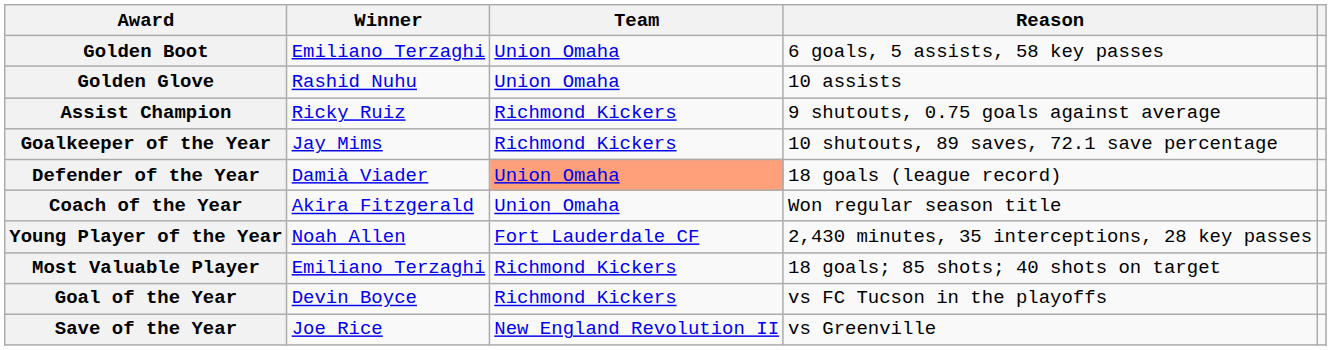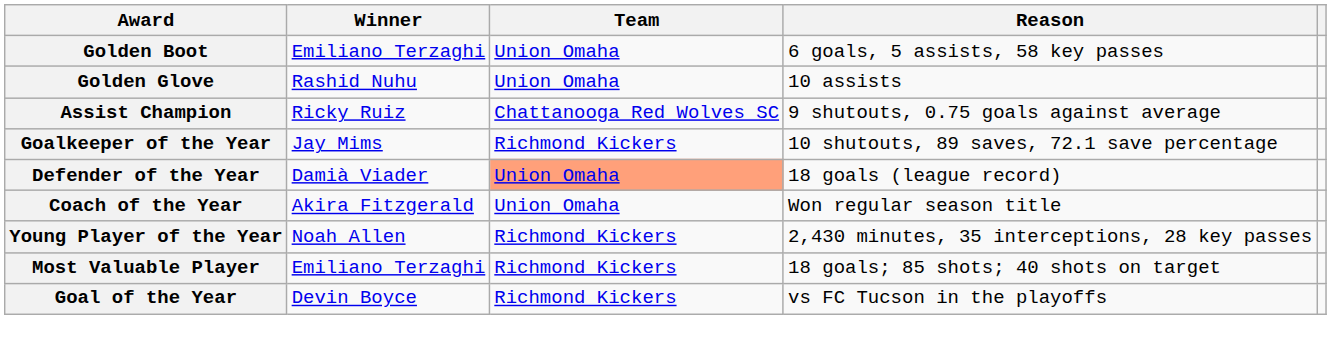(585, 113) Richmond Kickers -> (637, 113) Chattanooga Red Wolves SC
(597, 237) Fort Lauderdale CF -> (585, 237) Richmond Kickers
- row: (146, 330)
